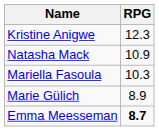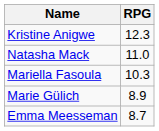(137, 55) 10.9 -> (137, 55) 11.0
(137, 116) bold -> (137, 116) normal
